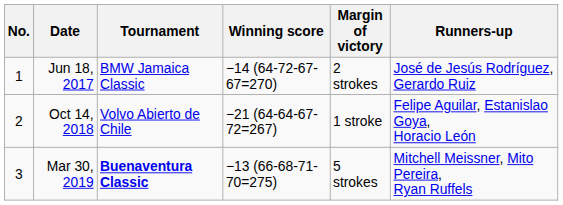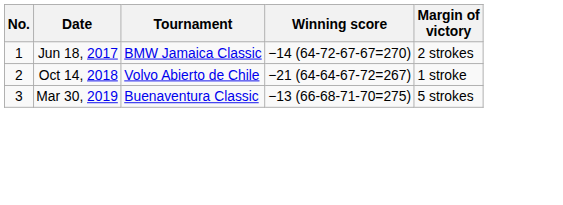- column: (474, 31)
(146, 174) bold -> (191, 97) normal
